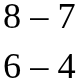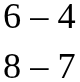rows swapped: (39, 15) <-> (39, 65)
